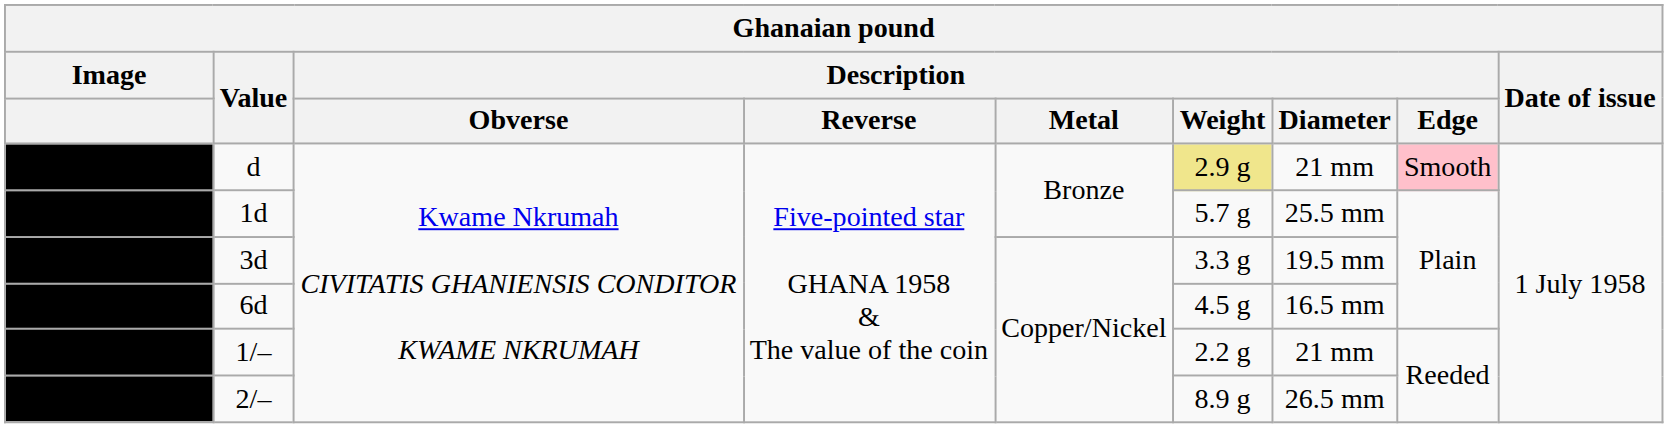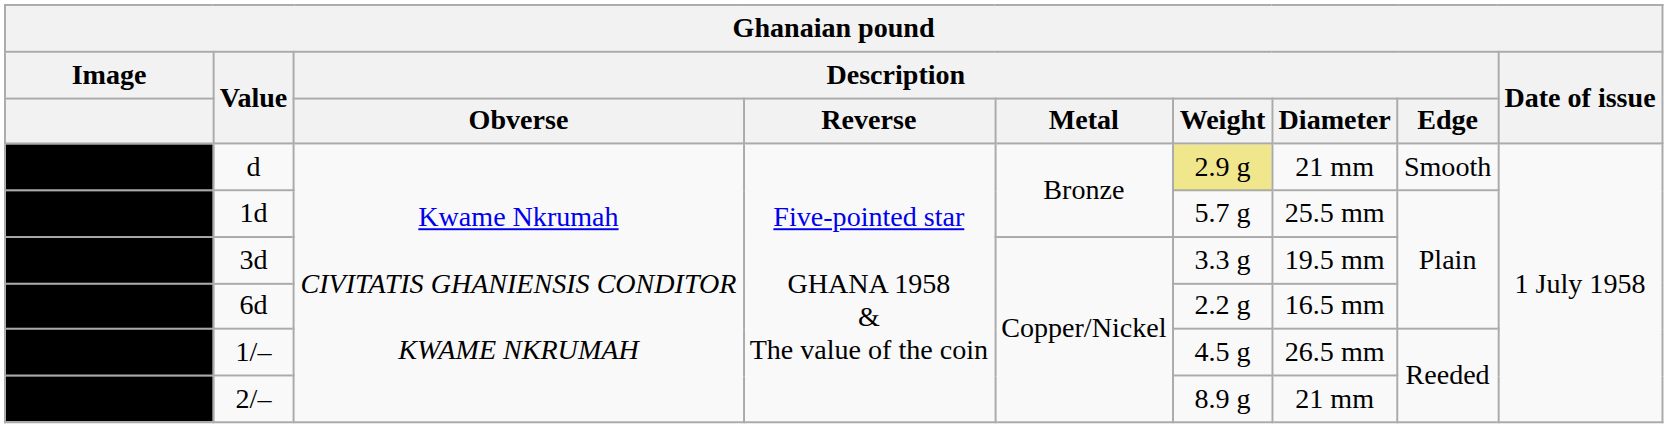(1448, 166) pink background -> (1448, 166) no background
(1223, 305) 4.5 g -> (1223, 305) 2.2 g
(1223, 352) 2.2 g -> (1223, 352) 4.5 g
(1335, 352) 21 mm -> (1335, 352) 26.5 mm
(1335, 398) 26.5 mm -> (1335, 398) 21 mm
